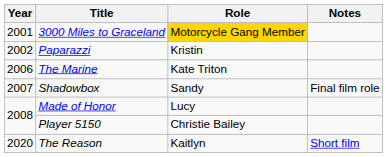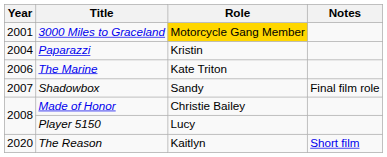(20, 50) 2002 -> (20, 50) 2004
(183, 106) Lucy -> (208, 106) Christie Bailey
(208, 124) Christie Bailey -> (183, 124) Lucy
